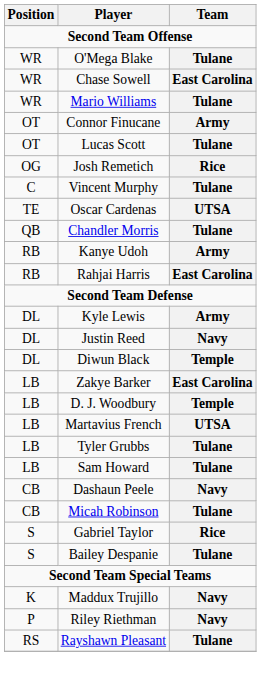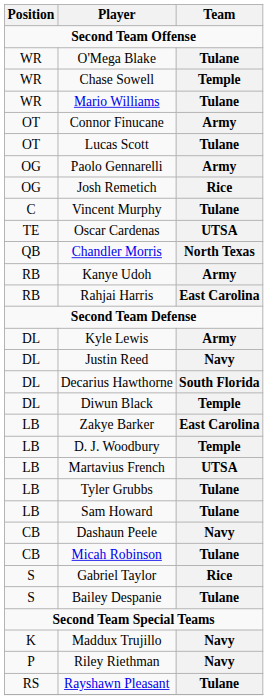(212, 79) East Carolina -> (219, 79) Temple
+ row: (117, 166)
(212, 230) Tulane -> (219, 252) North Texas
+ row: (117, 381)
